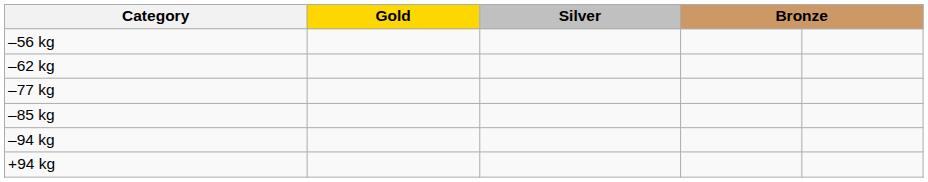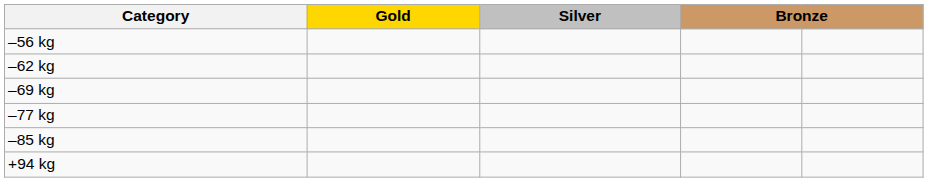+ row: (31, 90)
- row: (31, 139)
